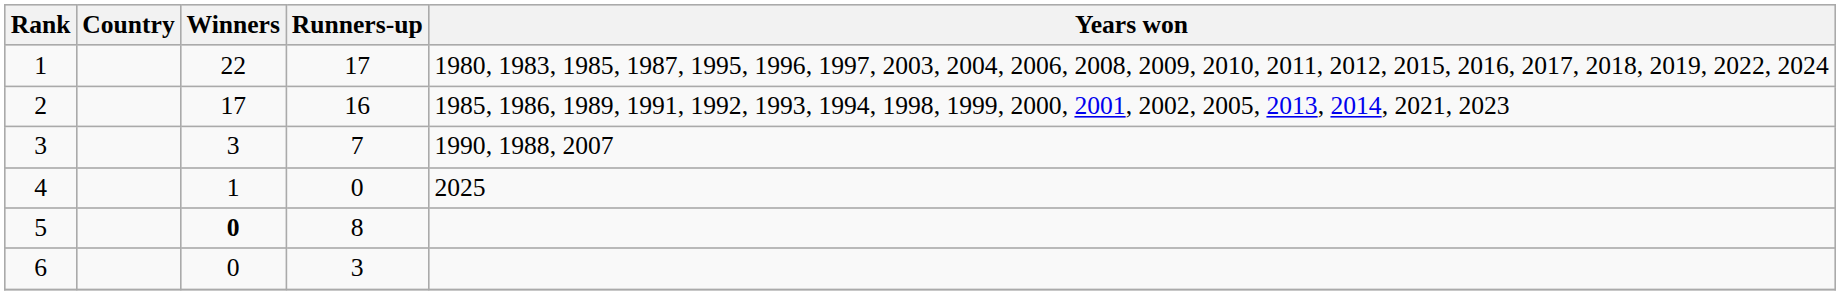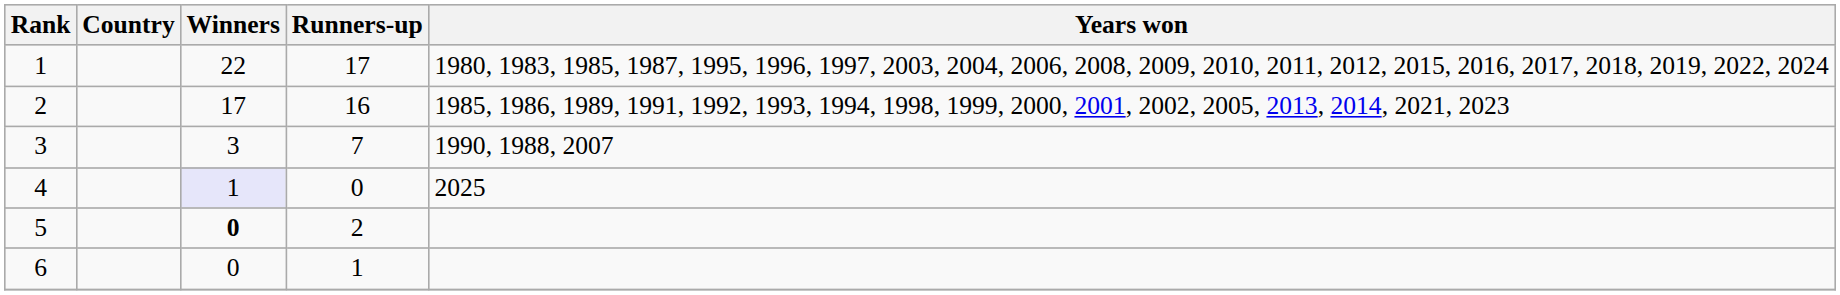(233, 187) no background -> (233, 187) lavender background
(357, 227) 8 -> (357, 227) 2
(357, 268) 3 -> (357, 268) 1
